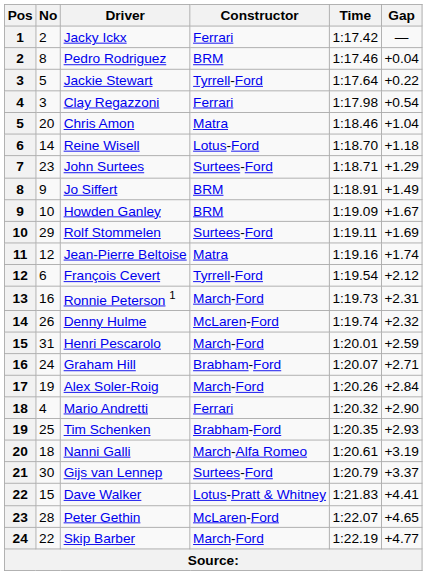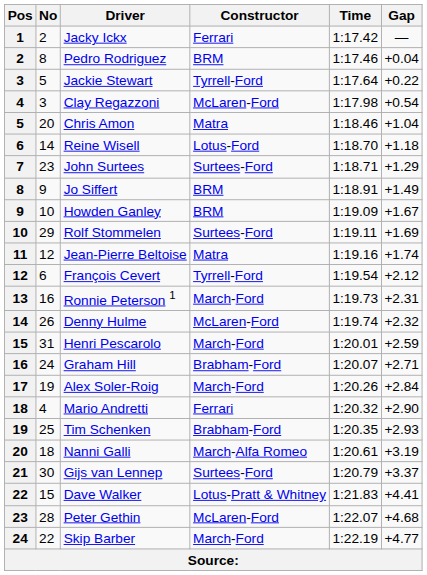(213, 102) Ferrari -> (236, 102) McLaren-Ford
(402, 516) +4.65 -> (402, 516) +4.68
